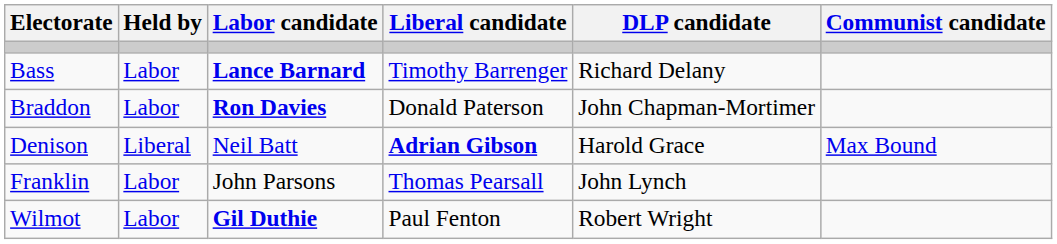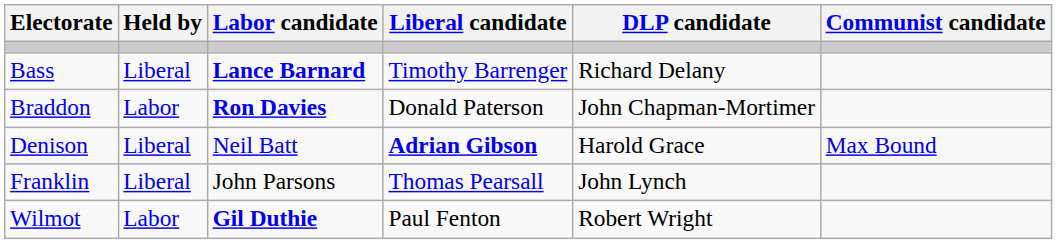(151, 70) Labor -> (157, 70) Liberal
(151, 181) Labor -> (157, 181) Liberal
